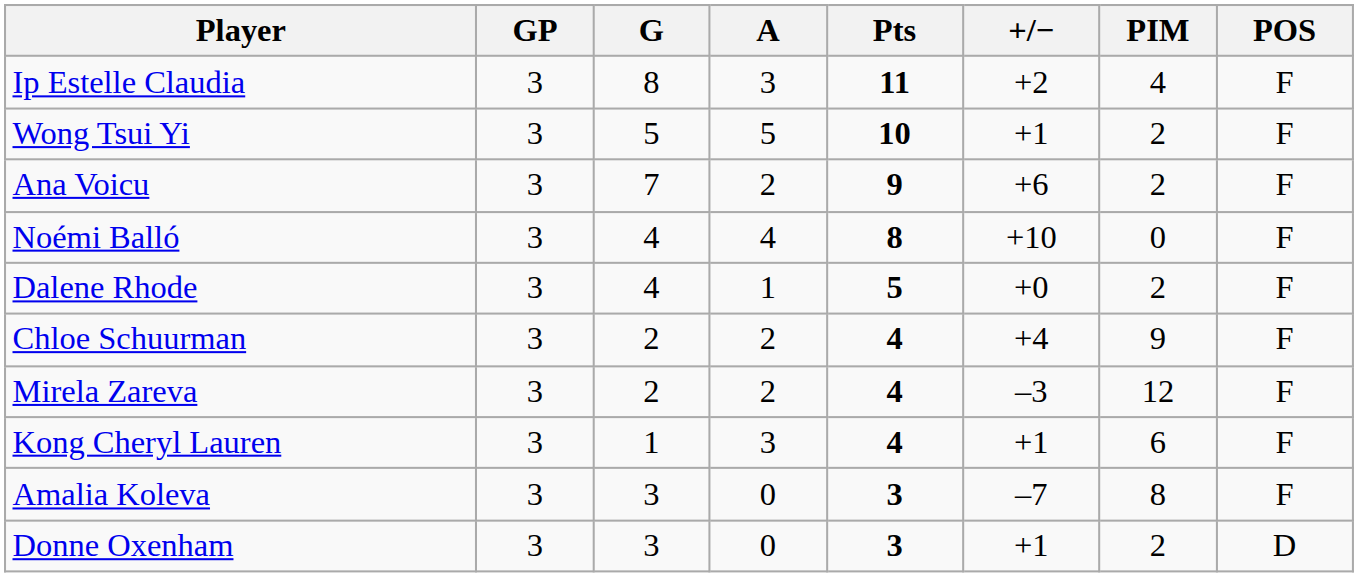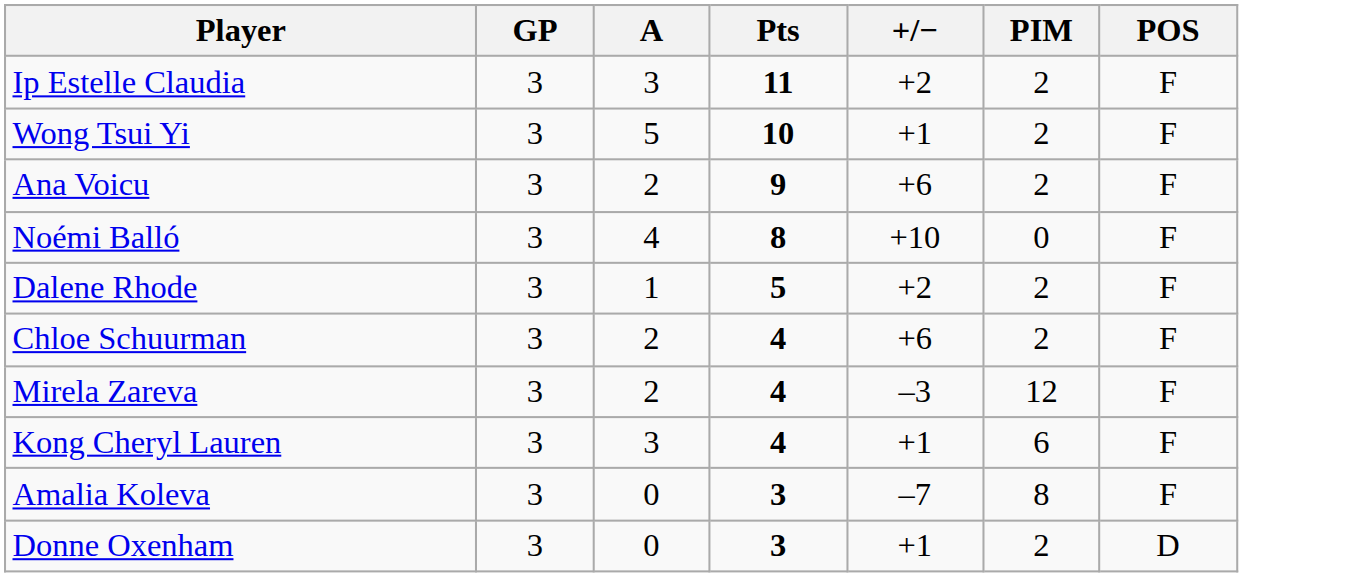- column: (651, 30)
(1158, 81) 4 -> (1041, 81) 2
(1031, 287) +0 -> (915, 287) +2
(1031, 339) +4 -> (915, 339) +6
(1158, 339) 9 -> (1041, 339) 2
